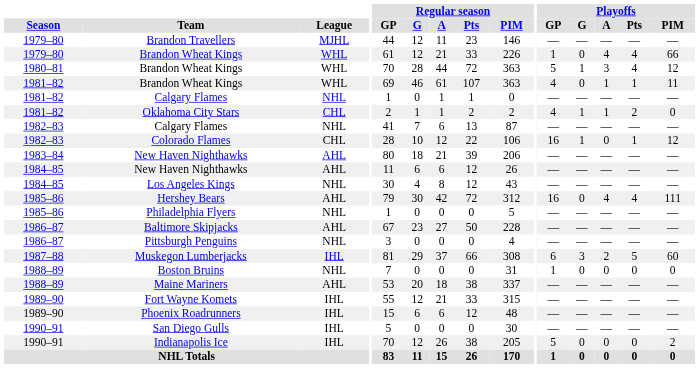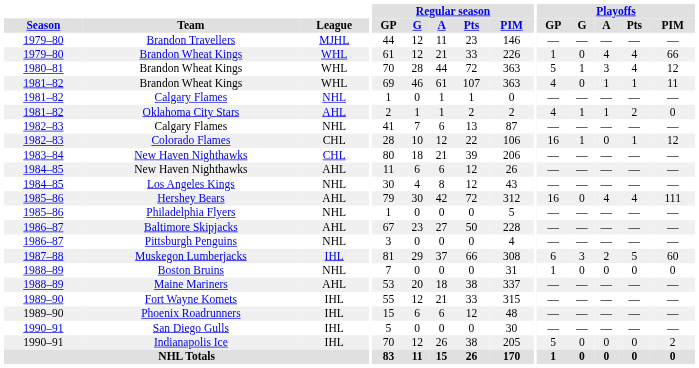(334, 112) CHL -> (334, 112) AHL
(334, 155) AHL -> (334, 155) CHL
